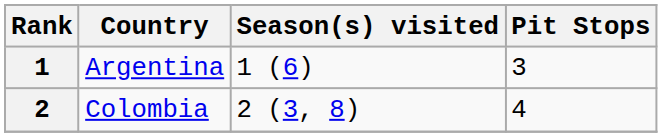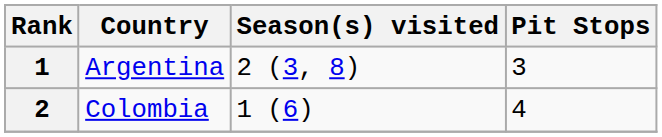(275, 68) 1 (6) -> (298, 68) 2 (3, 8)
(298, 110) 2 (3, 8) -> (275, 110) 1 (6)
